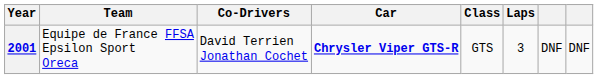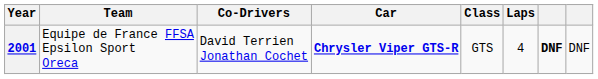(521, 49) 3 -> (521, 49) 4
(552, 49) normal -> (552, 49) bold
